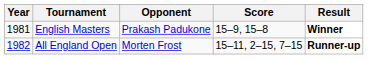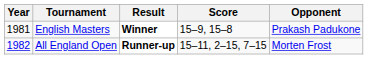columns swapped: (166, 13) <-> (334, 13)
